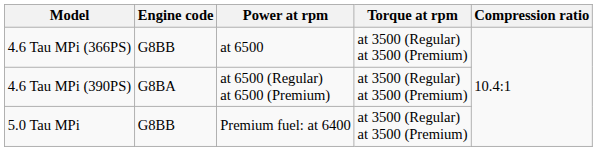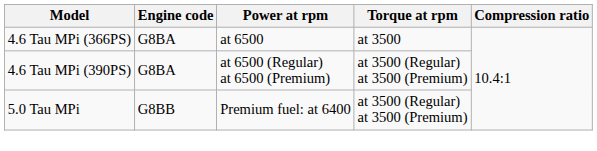(156, 47) G8BB -> (157, 39) G8BA
(413, 47) at 3500 (Regular) at 3500 (Premium) -> (379, 39) at 3500
